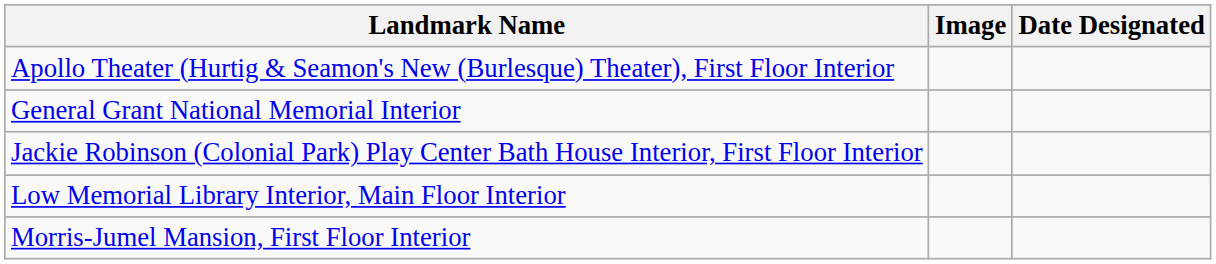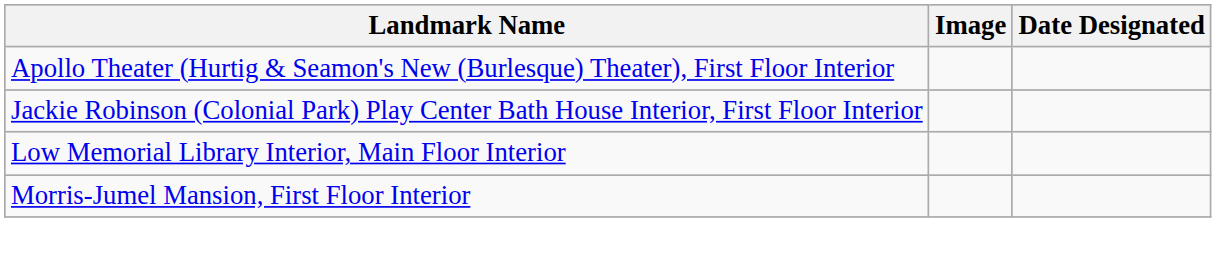- row: (236, 110)
